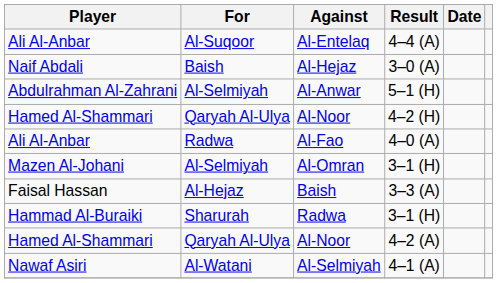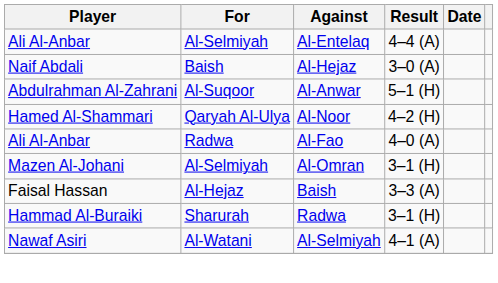(219, 41) Al-Suqoor -> (226, 41) Al-Selmiyah
(226, 91) Al-Selmiyah -> (219, 91) Al-Suqoor
- row: (324, 240)
